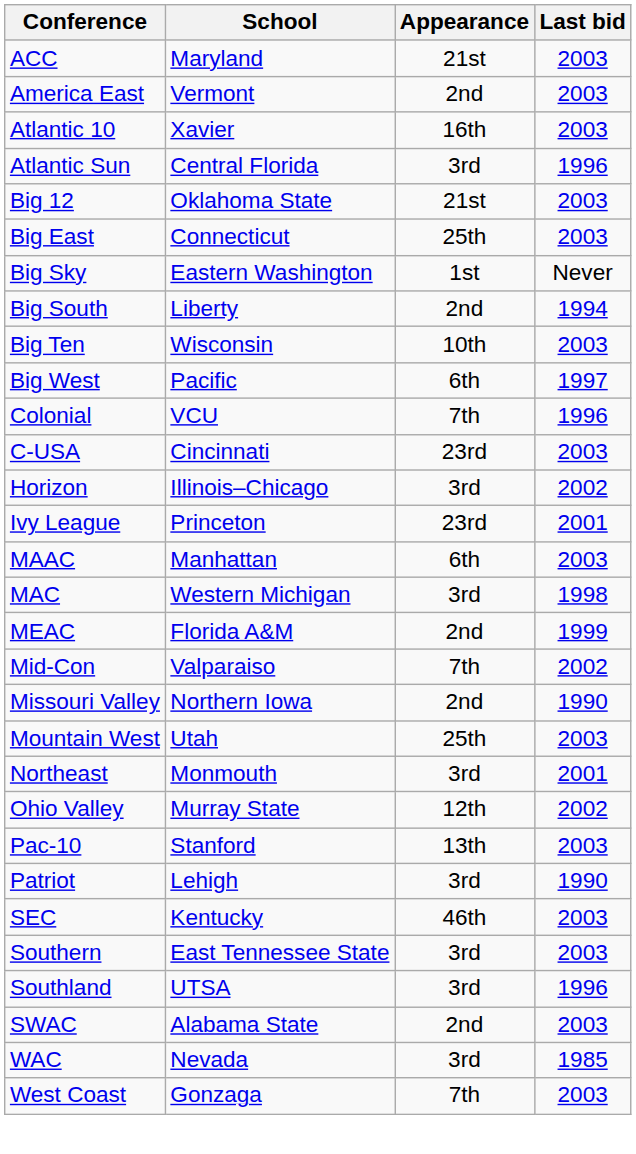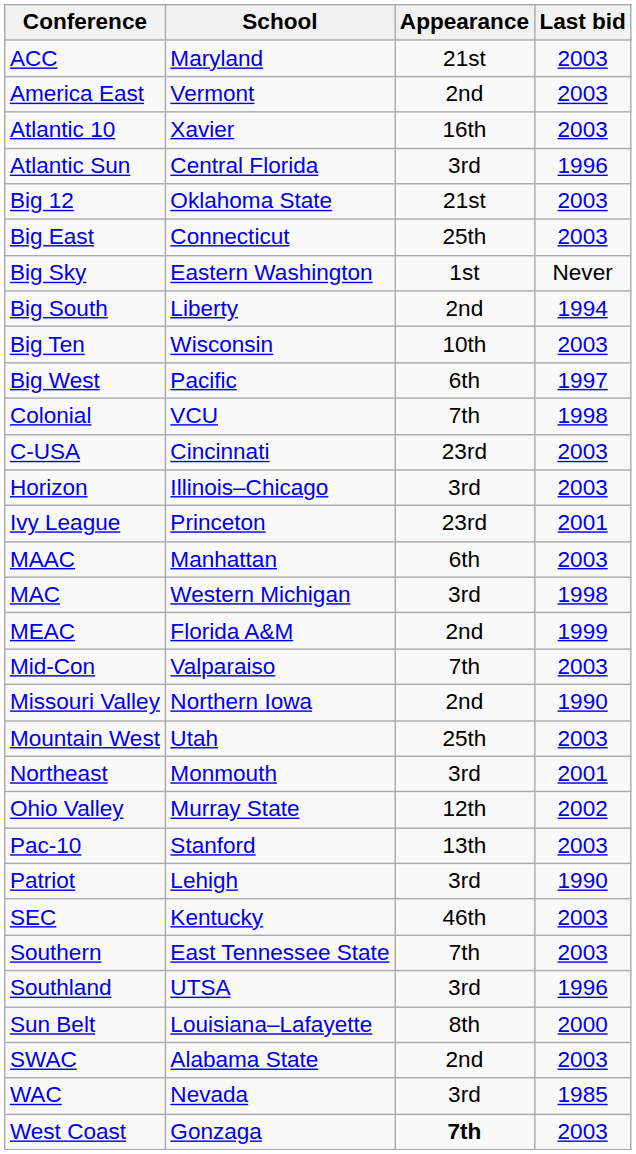(583, 415) 1996 -> (583, 415) 1998
(583, 487) 2002 -> (583, 487) 2003
(583, 666) 2002 -> (583, 666) 2003
(464, 952) 3rd -> (464, 952) 7th
+ row: (53, 1024)
(464, 1095) normal -> (464, 1131) bold
